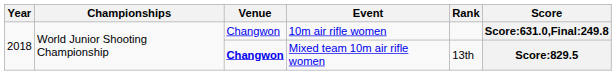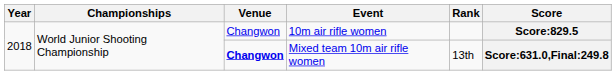(547, 31) Score:631.0,Final:249.8 -> (547, 31) Score:829.5
(547, 55) Score:829.5 -> (547, 55) Score:631.0,Final:249.8
